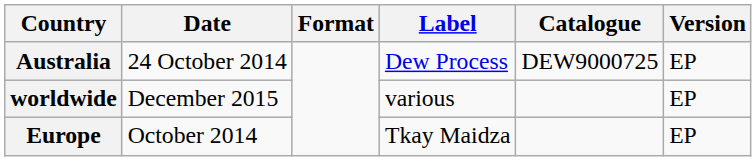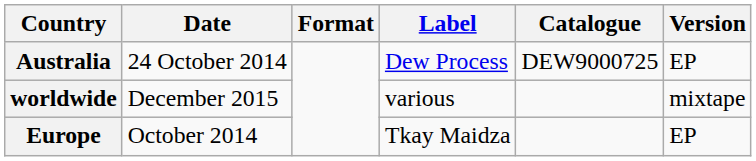(683, 98) EP -> (707, 98) mixtape
